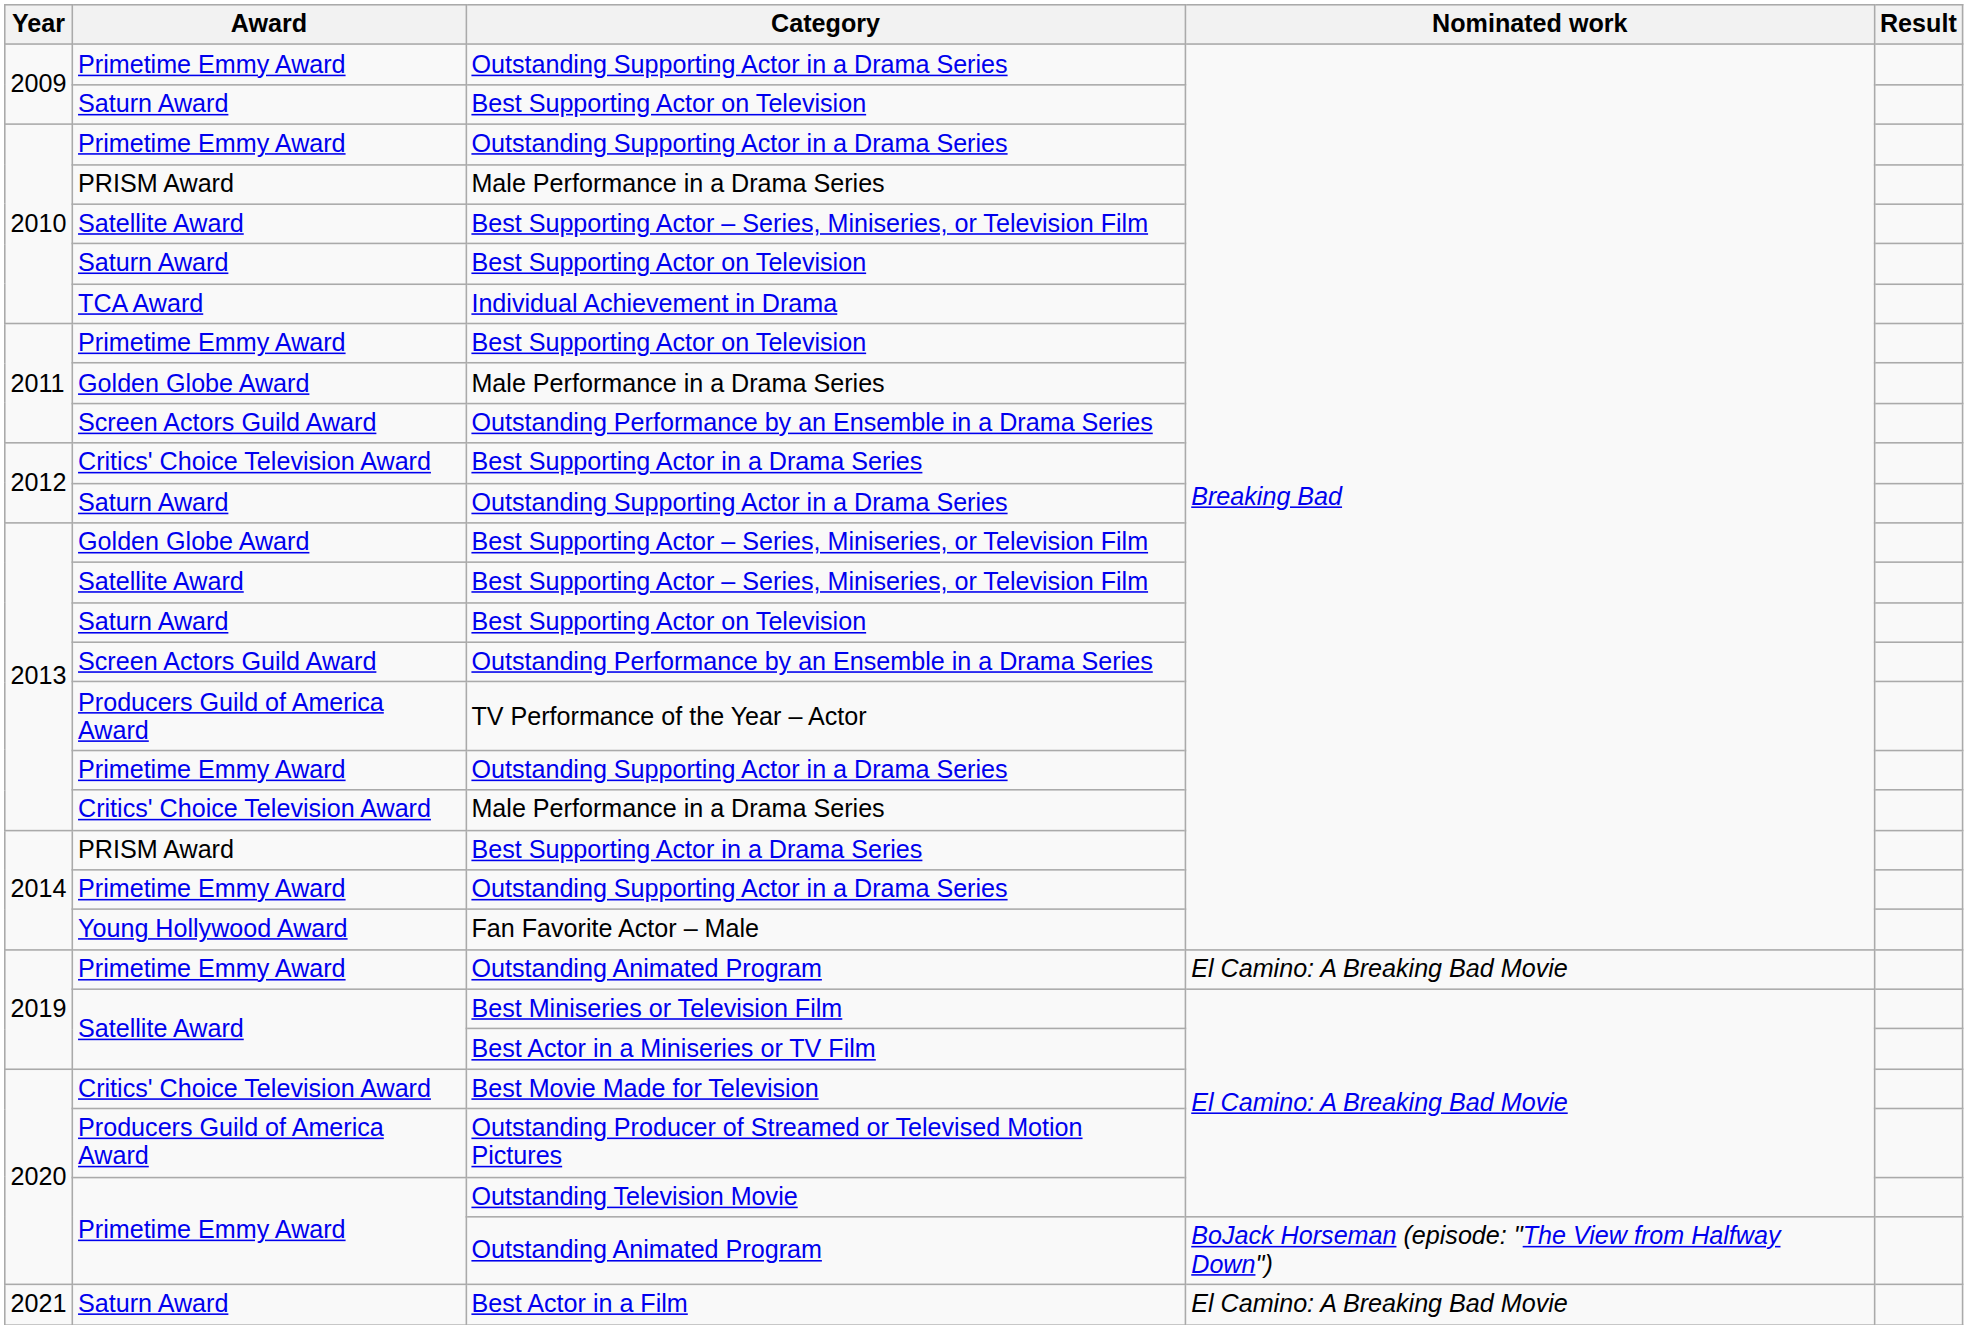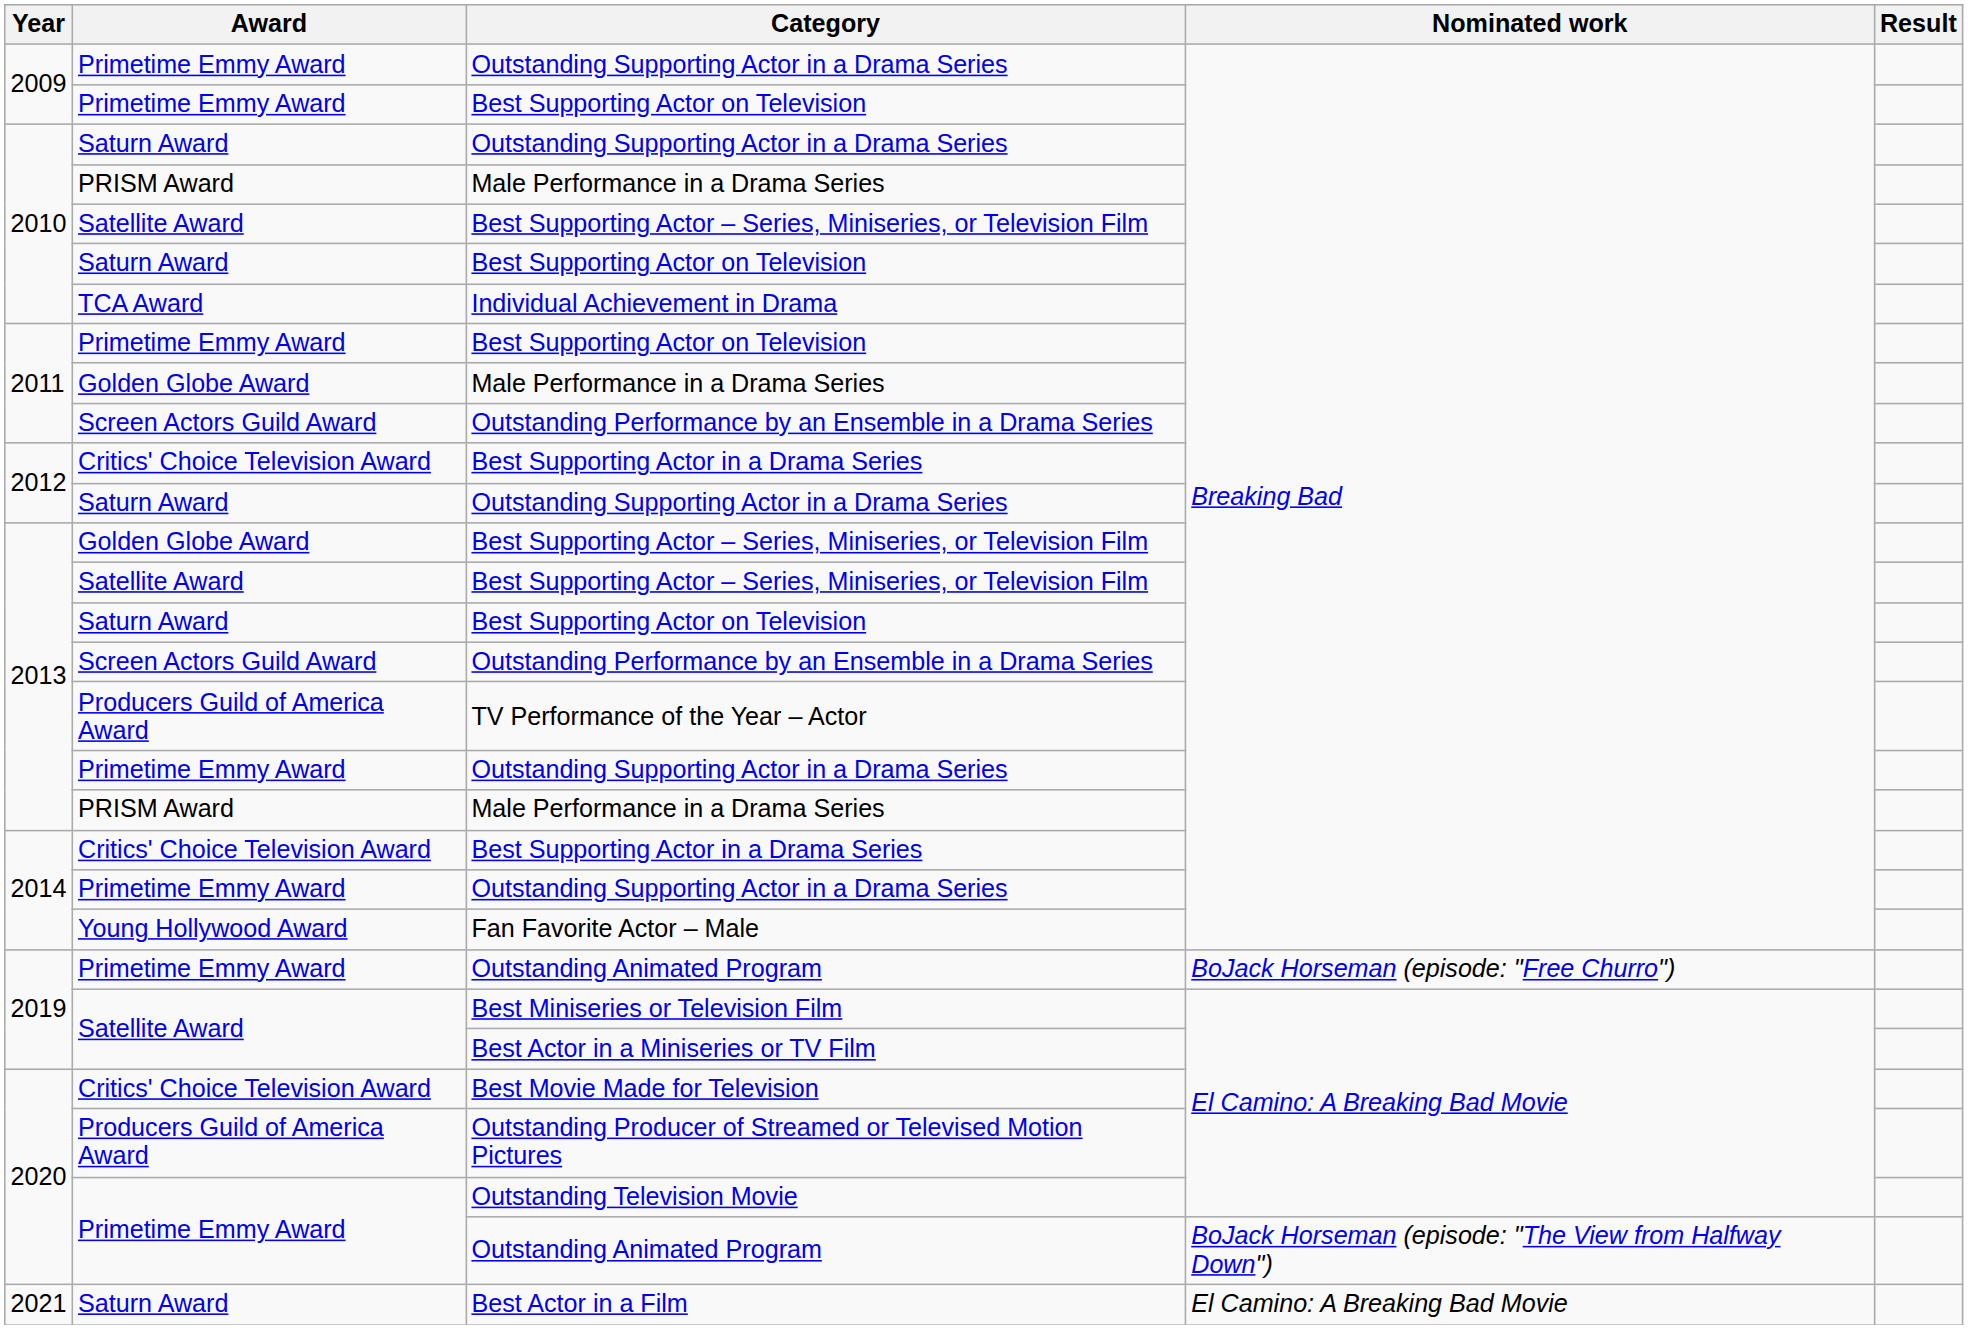(153, 104) Saturn Award -> (212, 104) Primetime Emmy Award
(212, 143) Primetime Emmy Award -> (153, 143) Saturn Award
(254, 809) Critics' Choice Television Award -> (156, 809) PRISM Award
(156, 849) PRISM Award -> (254, 849) Critics' Choice Television Award
(1379, 968) El Camino: A Breaking Bad Movie -> (1433, 968) BoJack Horseman (episode: "Free Churro")
